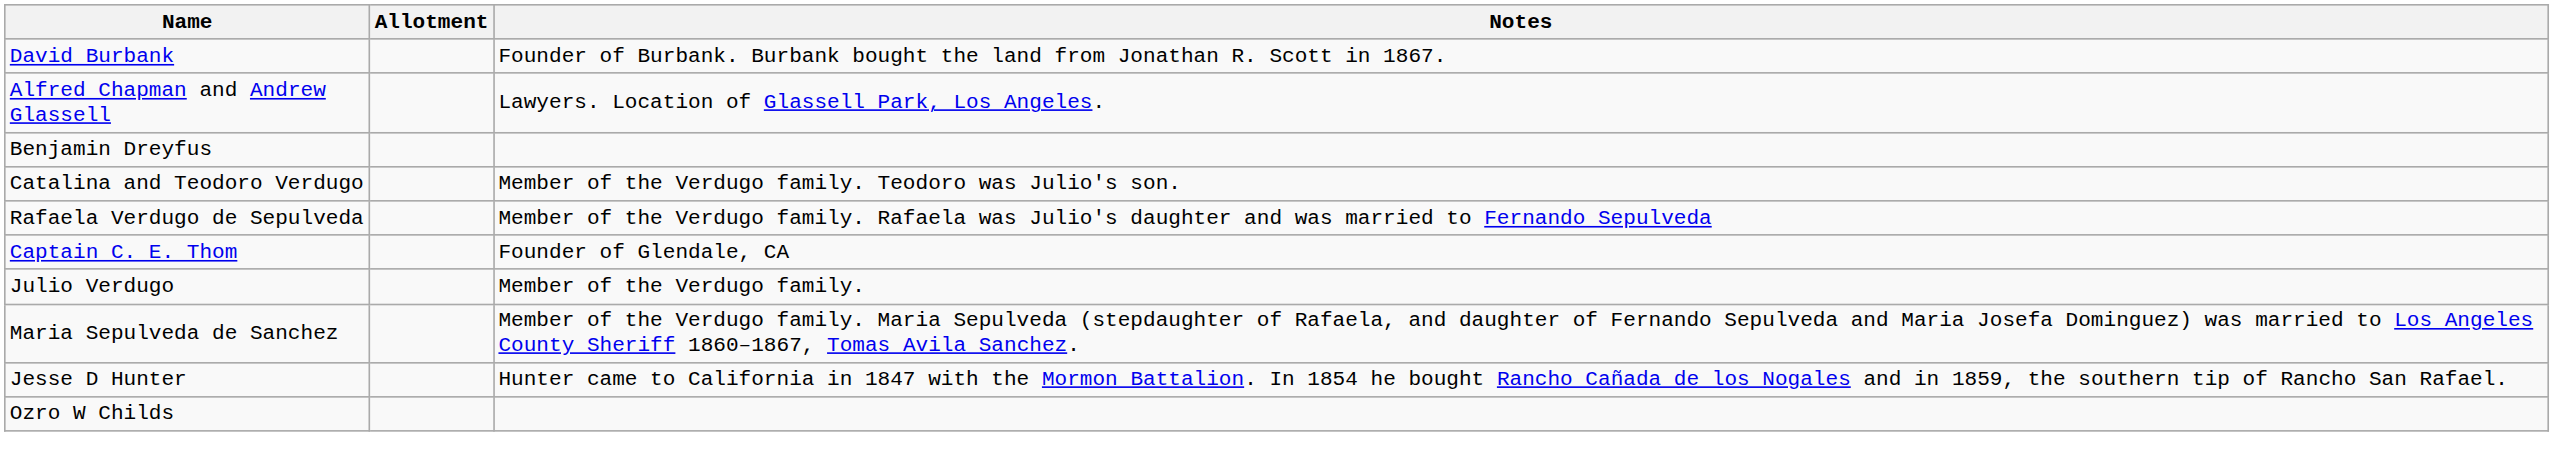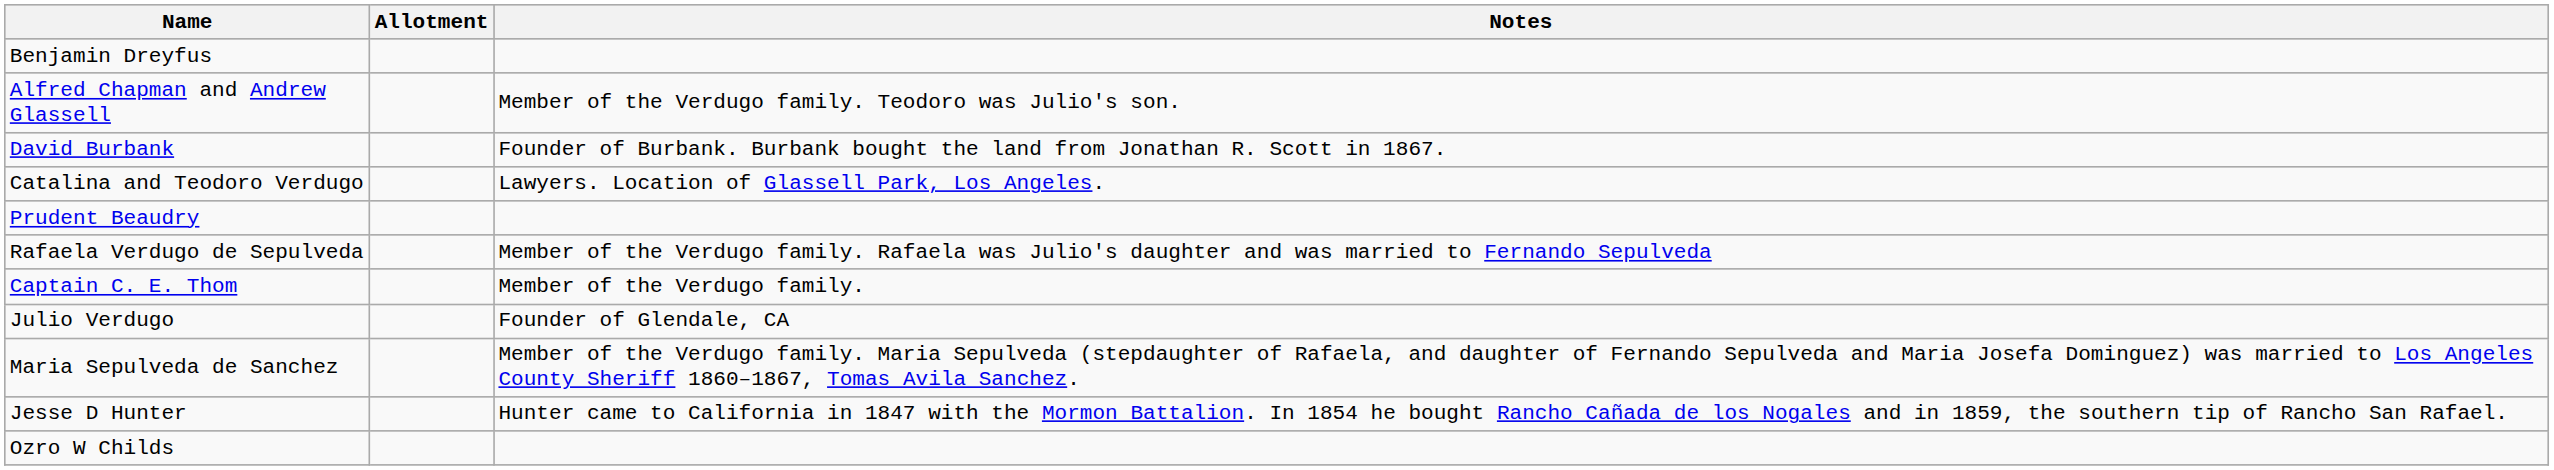rows swapped: (111, 149) <-> (92, 56)
(802, 103) Lawyers. Location of Glassell Park, Los Angeles. -> (840, 103) Member of the Verdugo family. Teodoro was Julio's son.
(840, 184) Member of the Verdugo family. Teodoro was Julio's son. -> (802, 184) Lawyers. Location of Glassell Park, Los Angeles.
+ row: (105, 218)
(644, 252) Founder of Glendale, CA -> (682, 287) Member of the Verdugo family.
(682, 287) Member of the Verdugo family. -> (644, 321) Founder of Glendale, CA
